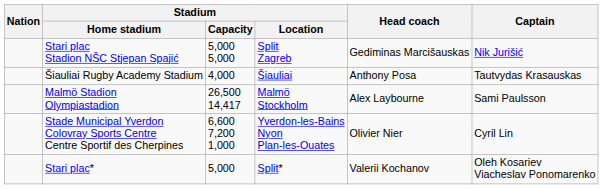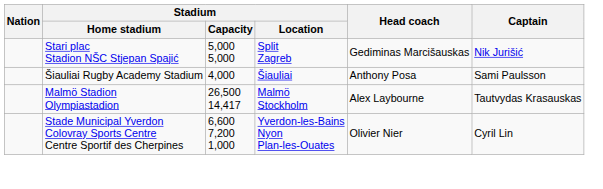(528, 76) Tautvydas Krasauskas -> (510, 76) Sami Paulsson
(510, 99) Sami Paulsson -> (528, 99) Tautvydas Krasauskas
- row: (70, 169)
